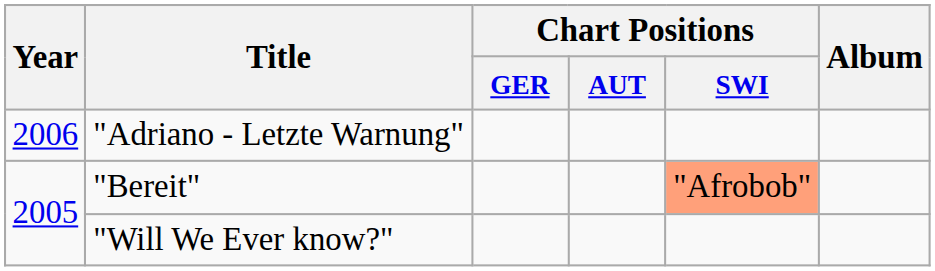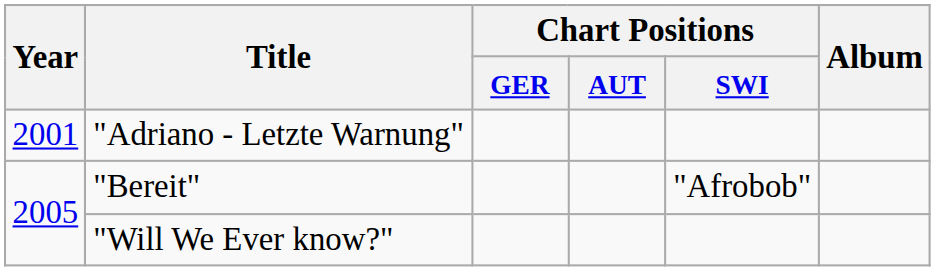(45, 134) 2006 -> (45, 134) 2001
(742, 186) lightsalmon background -> (742, 186) no background
